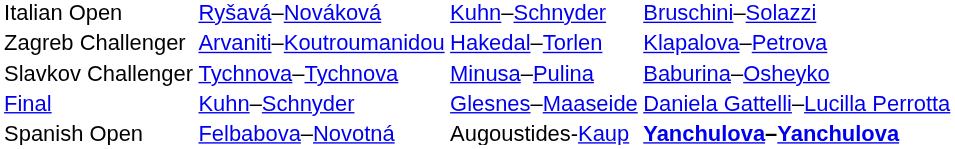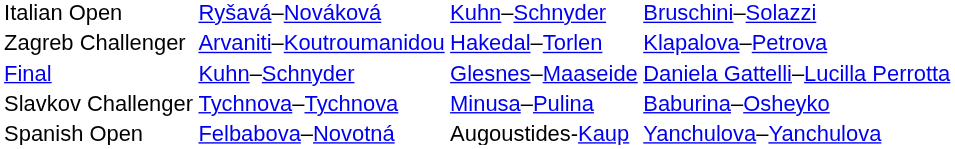rows swapped: (28, 103) <-> (99, 73)
(771, 133) bold -> (762, 133) normal
